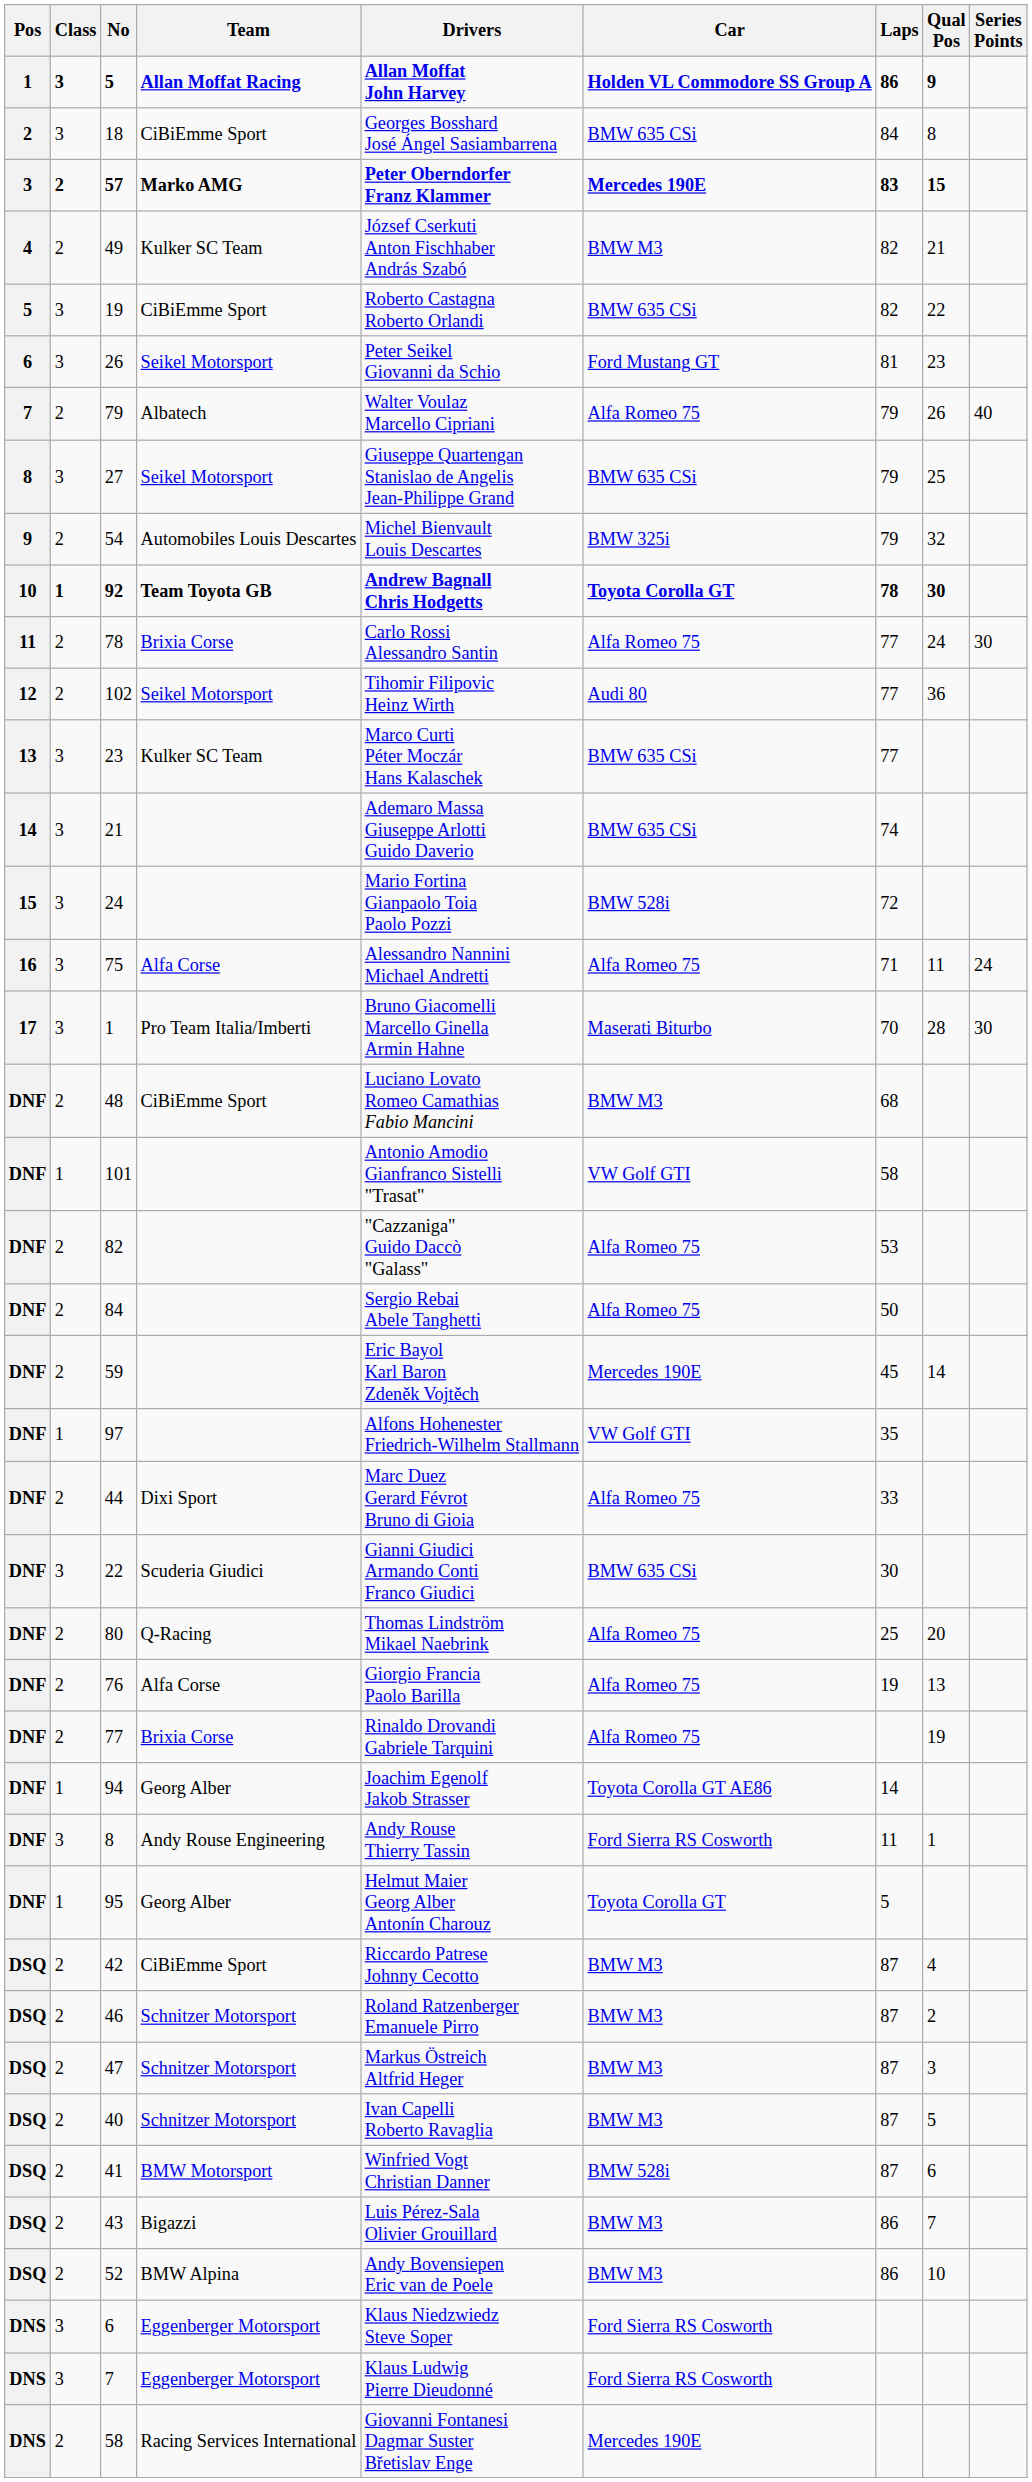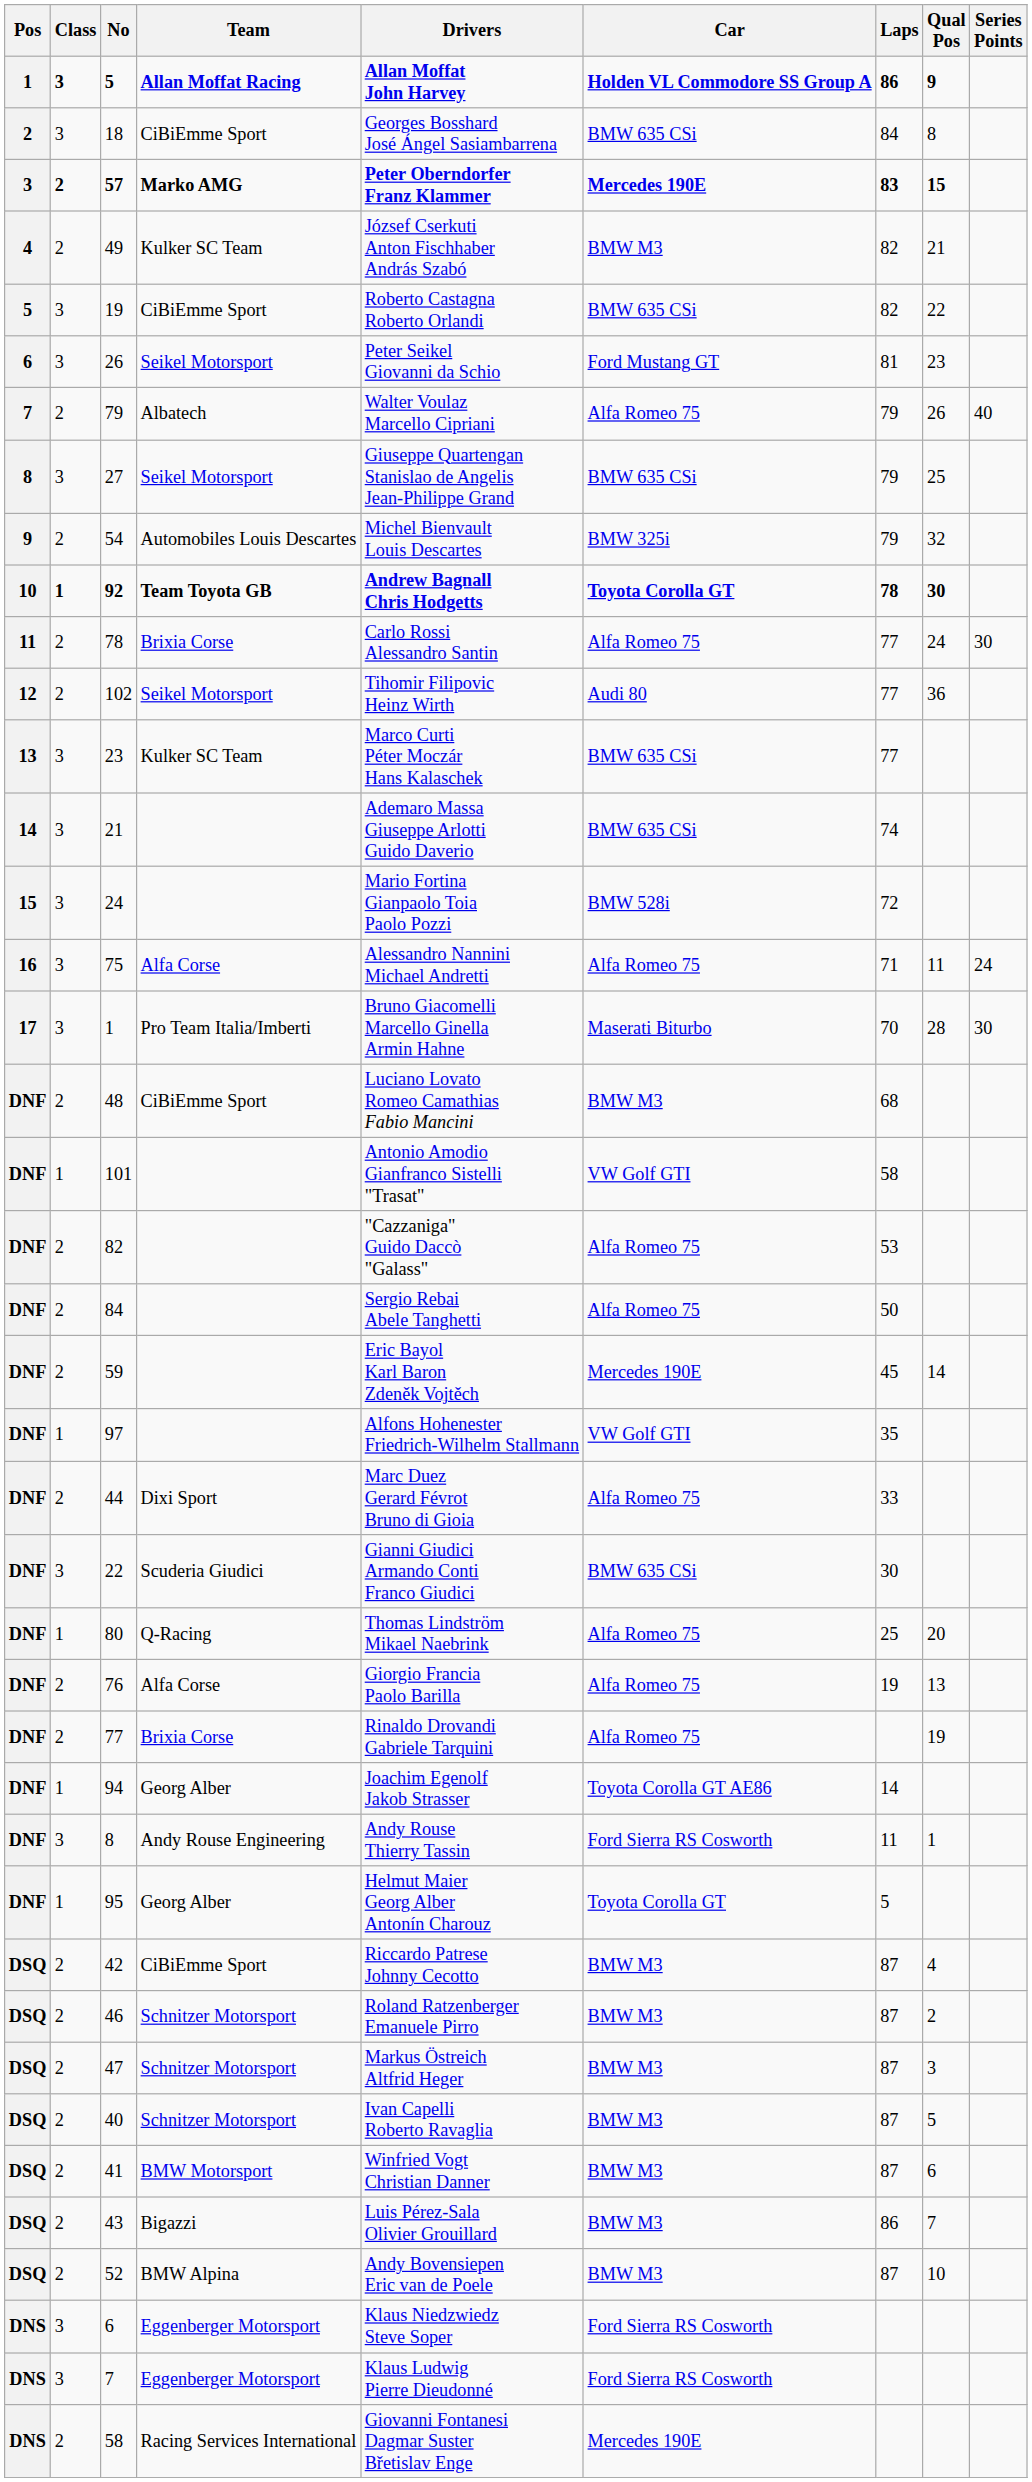(59, 1633) 2 -> (59, 1633) 1
(629, 2171) BMW 528i -> (625, 2171) BMW M3
(889, 2274) 86 -> (889, 2274) 87
